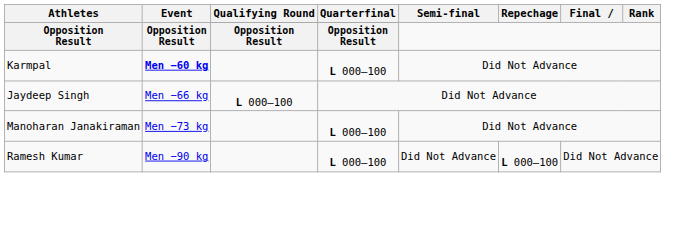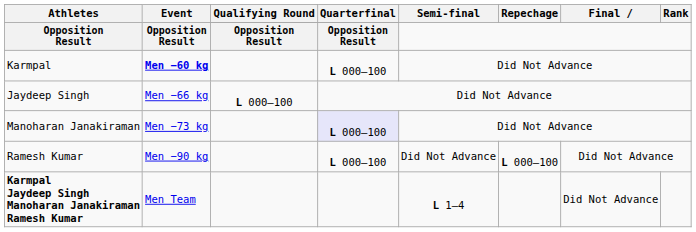(358, 132) no background -> (358, 132) lavender background
+ row: (73, 199)
